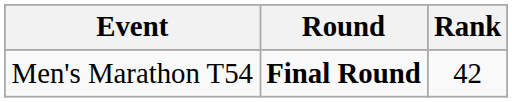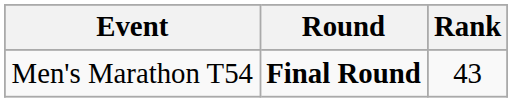(468, 73) 42 -> (468, 73) 43
